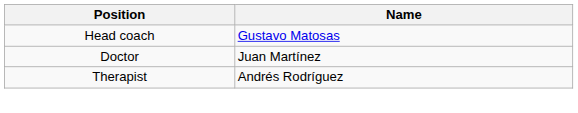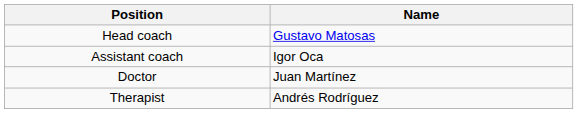+ row: (137, 56)
